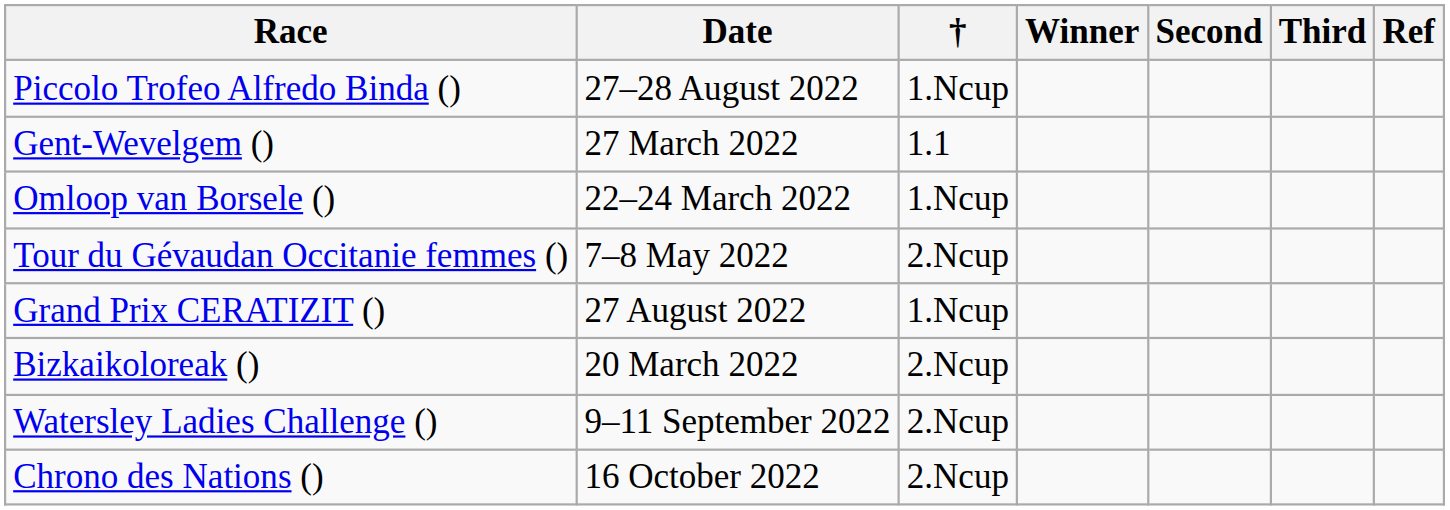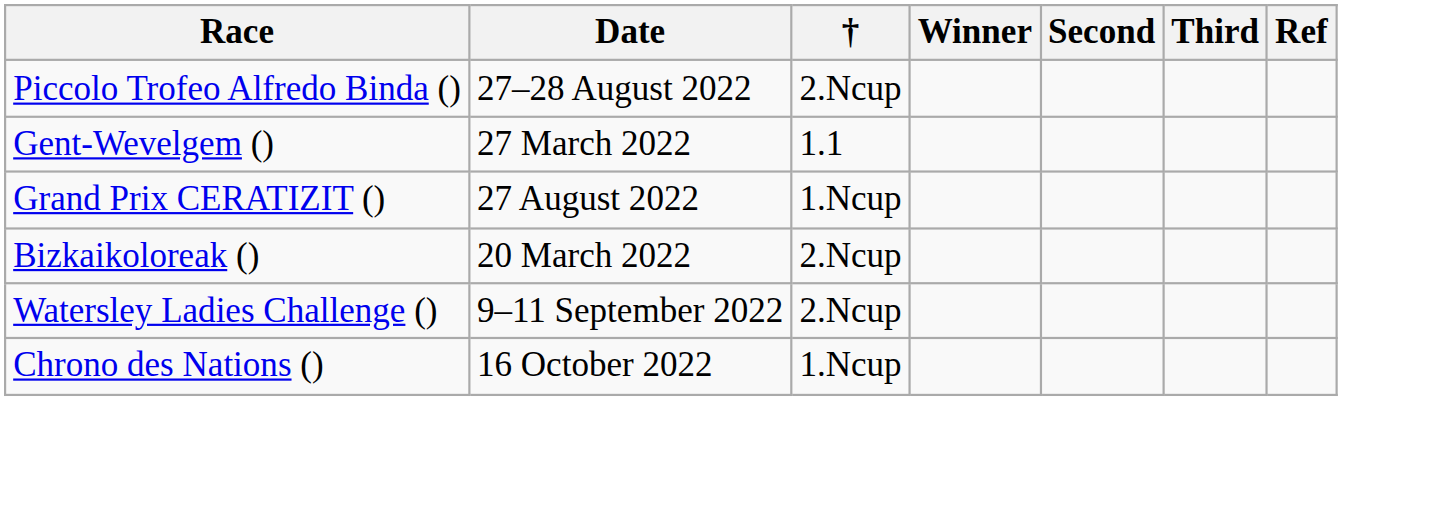(958, 87) 1.Ncup -> (850, 87) 2.Ncup
- row: (174, 198)
- row: (291, 254)
(958, 476) 2.Ncup -> (850, 365) 1.Ncup
